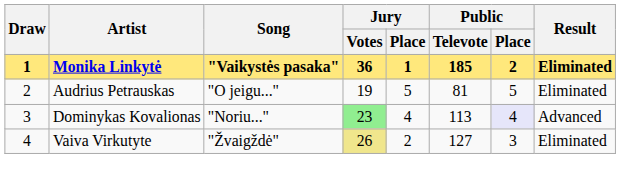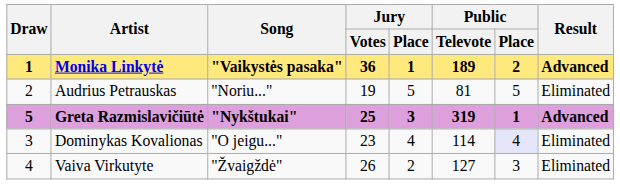(460, 66) 185 -> (464, 66) 189
(575, 66) Eliminated -> (575, 66) Advanced
(243, 91) "O jeigu..." -> (242, 91) "Noriu..."
+ row: (129, 116)
(238, 116) "Noriu..." -> (247, 141) "O jeigu..."
(365, 116) lightgreen background -> (368, 141) no background
(460, 116) 113 -> (464, 141) 114
(570, 116) Advanced -> (576, 141) Eliminated
(365, 141) khaki background -> (368, 166) no background
